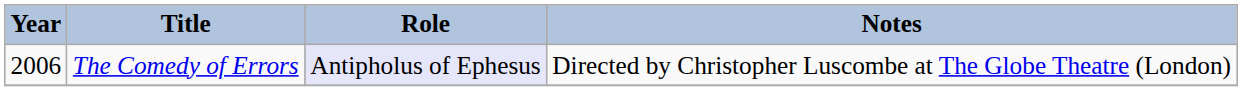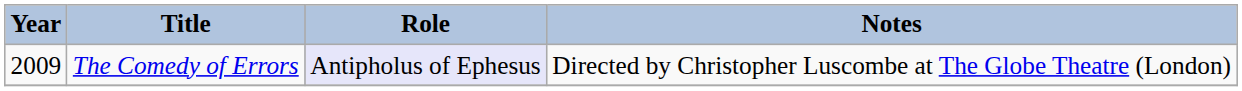(36, 64) 2006 -> (36, 64) 2009
